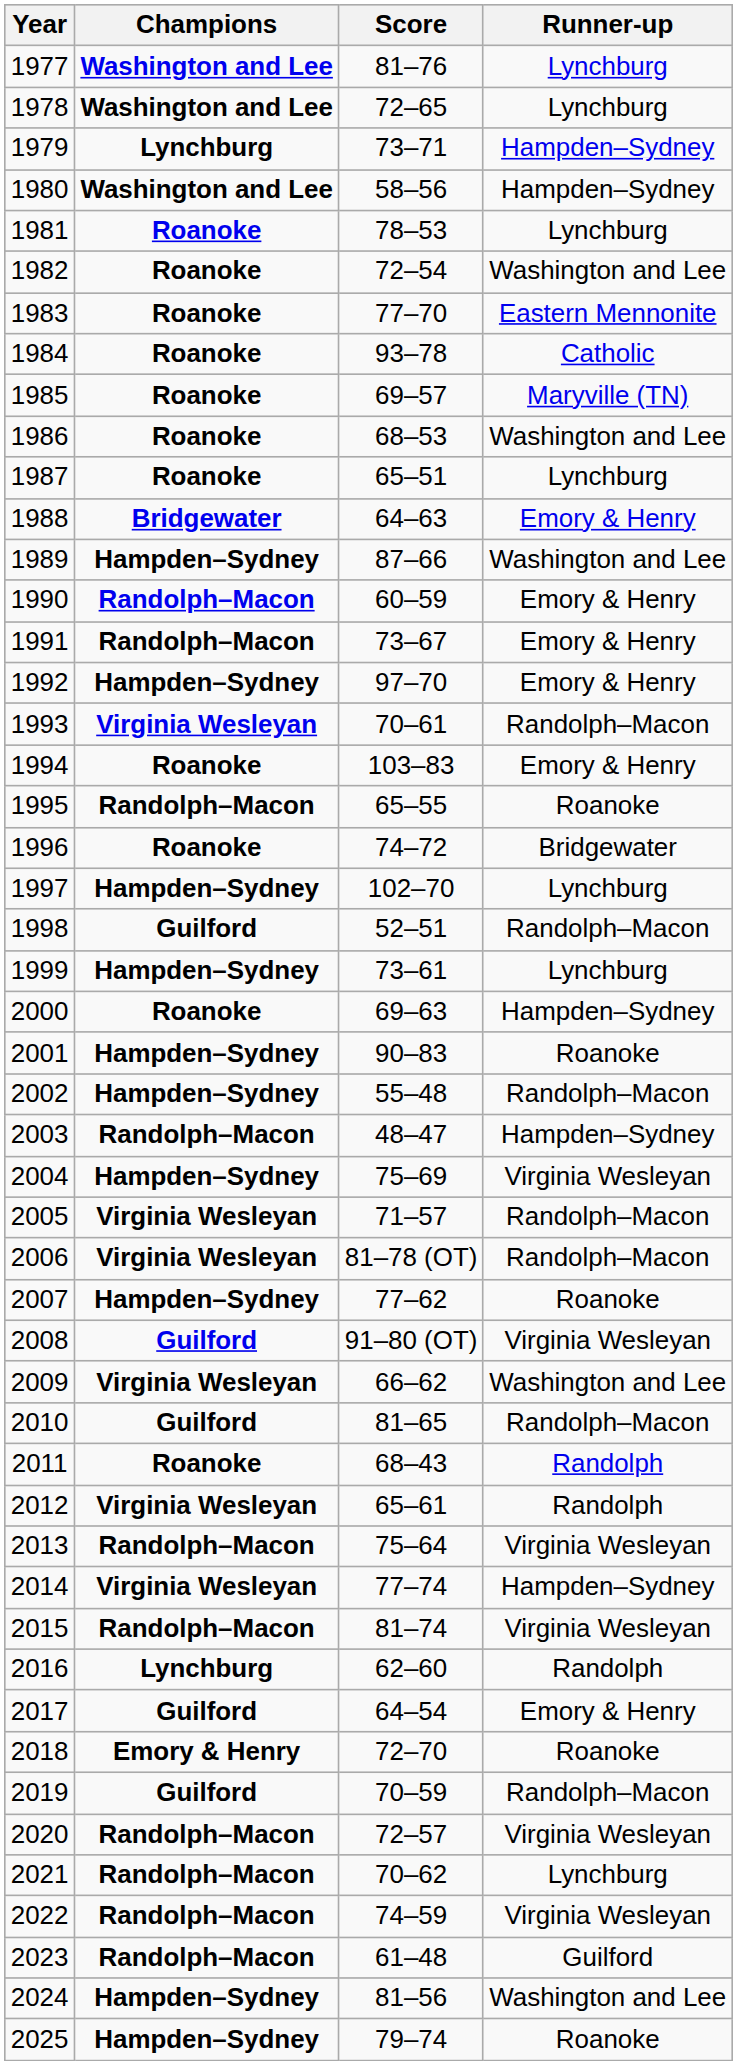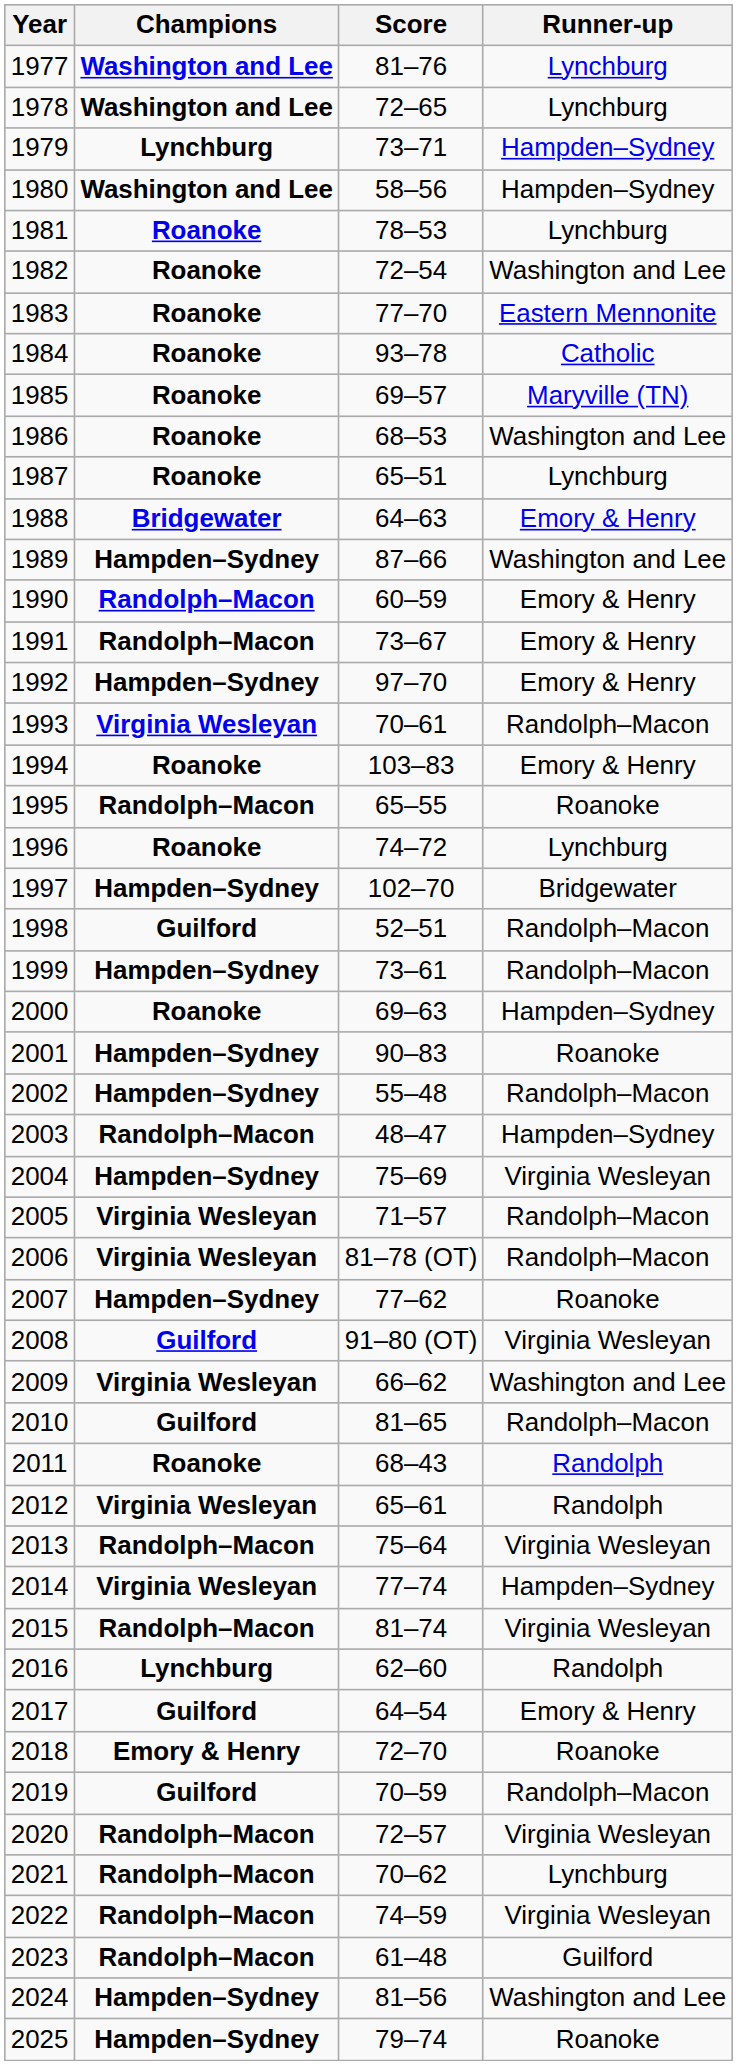(608, 847) Bridgewater -> (608, 847) Lynchburg
(608, 888) Lynchburg -> (608, 888) Bridgewater
(608, 970) Lynchburg -> (608, 970) Randolph–Macon
